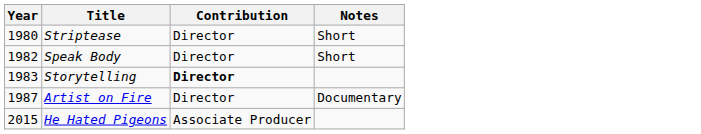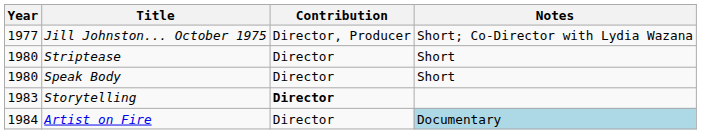+ row: (155, 36)
(23, 56) 1982 -> (23, 77) 1980
(23, 98) 1987 -> (23, 119) 1984
(359, 98) no background -> (459, 119) lightblue background
- row: (106, 119)
